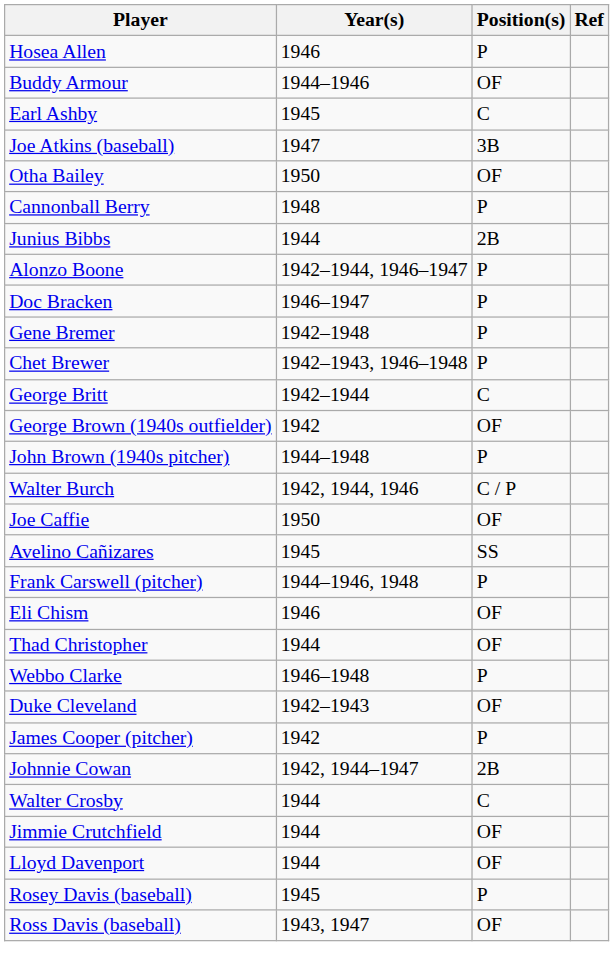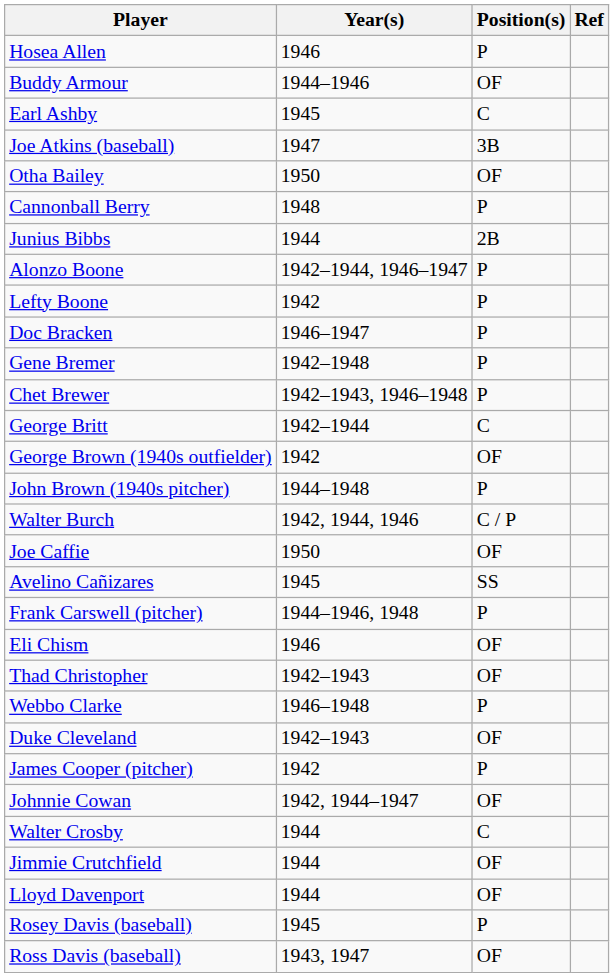+ row: (59, 301)
(300, 644) 1944 -> (325, 675) 1942–1943
(488, 769) 2B -> (489, 800) OF
